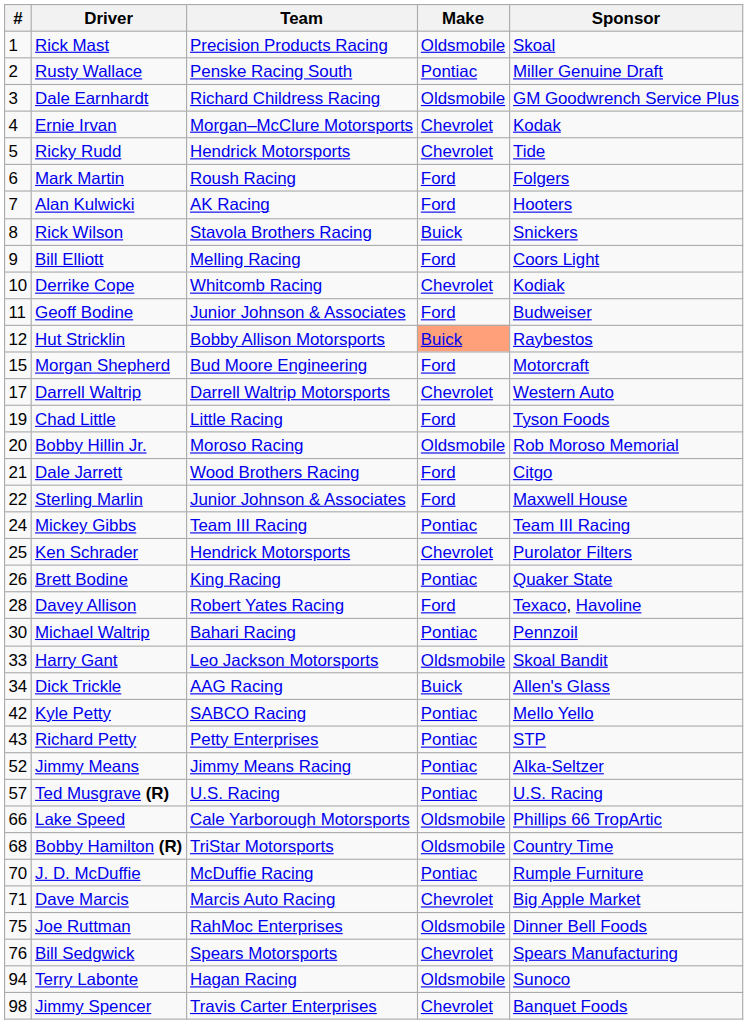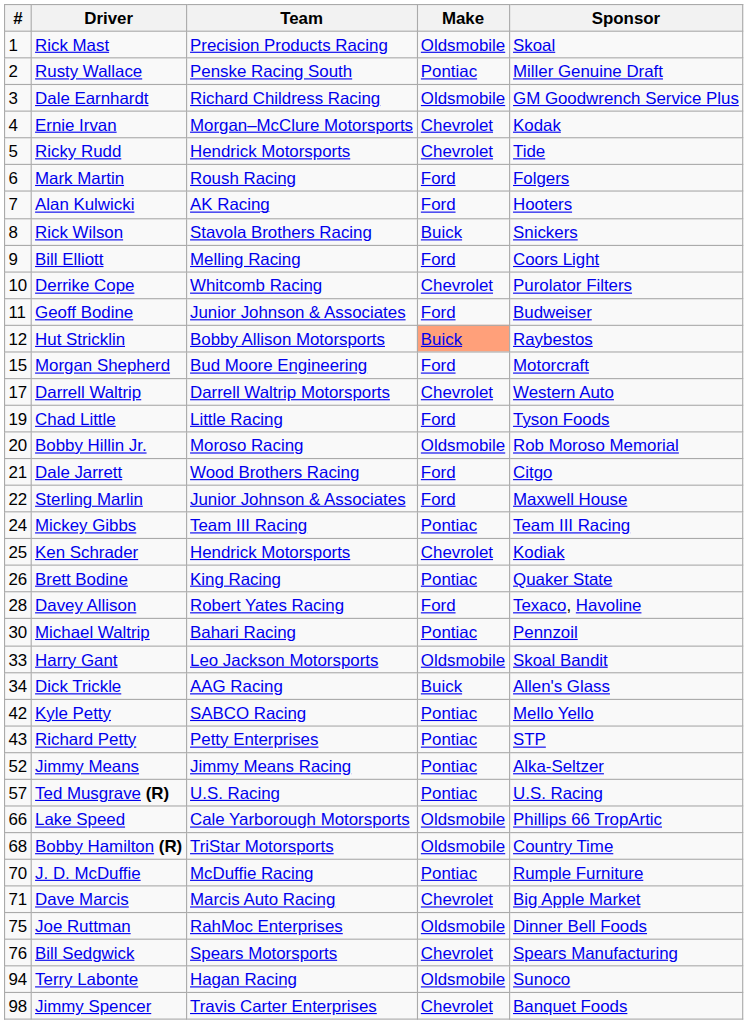(539, 285) Kodiak -> (573, 285) Purolator Filters
(573, 552) Purolator Filters -> (539, 552) Kodiak
